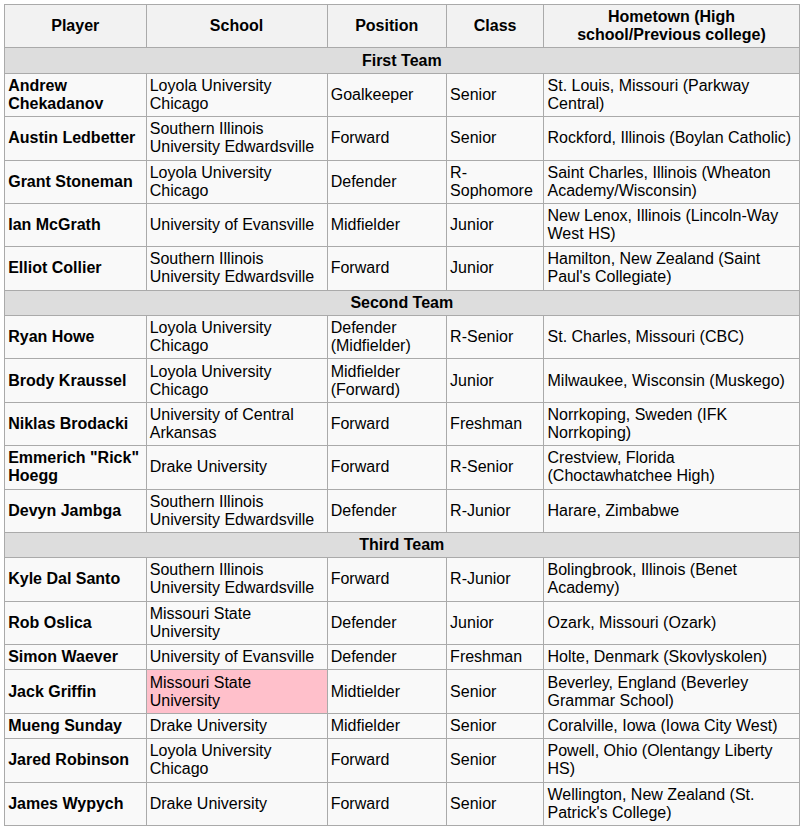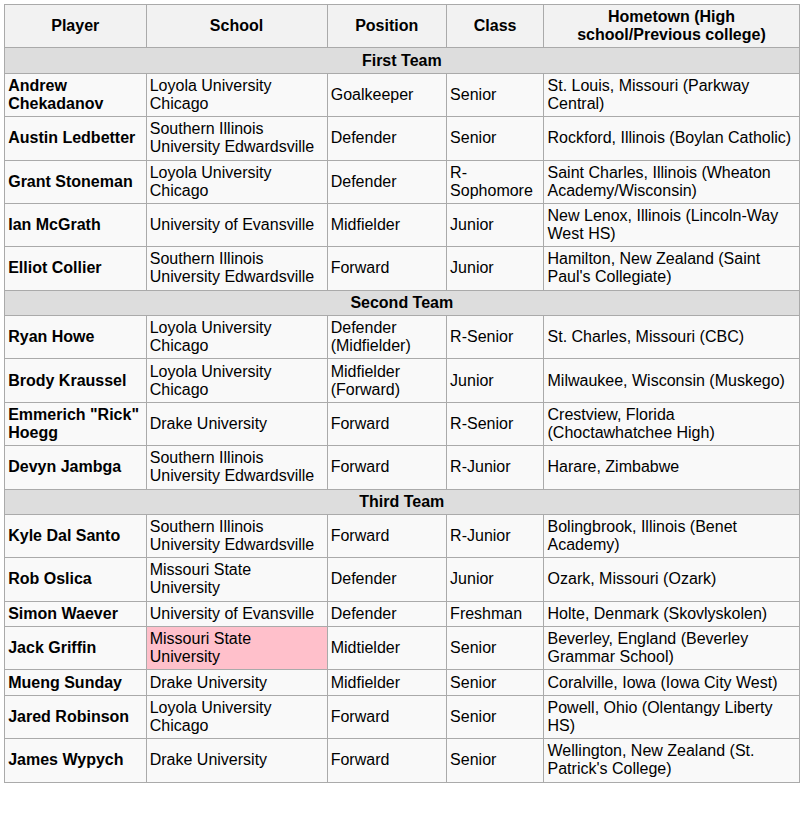(360, 138) Forward -> (364, 138) Defender
- row: (68, 423)
(364, 510) Defender -> (360, 467) Forward
